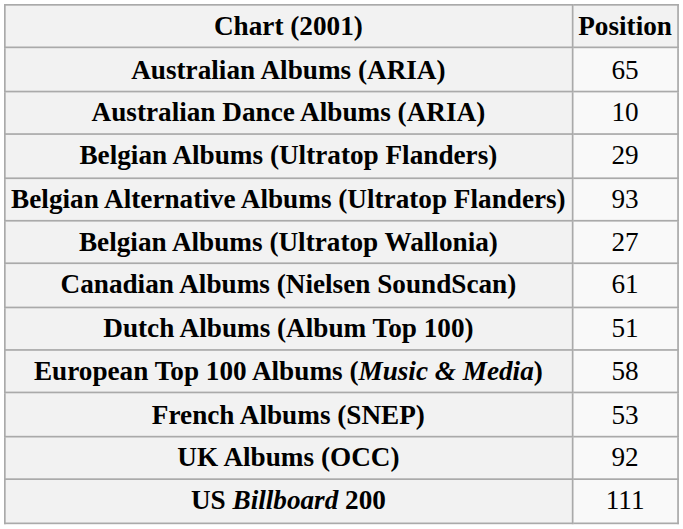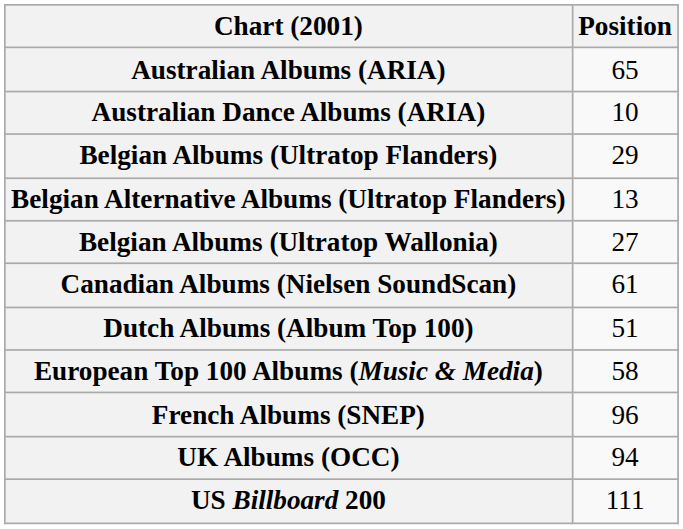(625, 198) 93 -> (625, 198) 13
(625, 414) 53 -> (625, 414) 96
(625, 457) 92 -> (625, 457) 94
